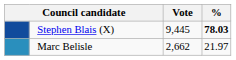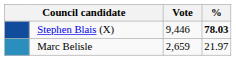(178, 30) 9,445 -> (178, 30) 9,446
(178, 47) 2,662 -> (178, 47) 2,659
